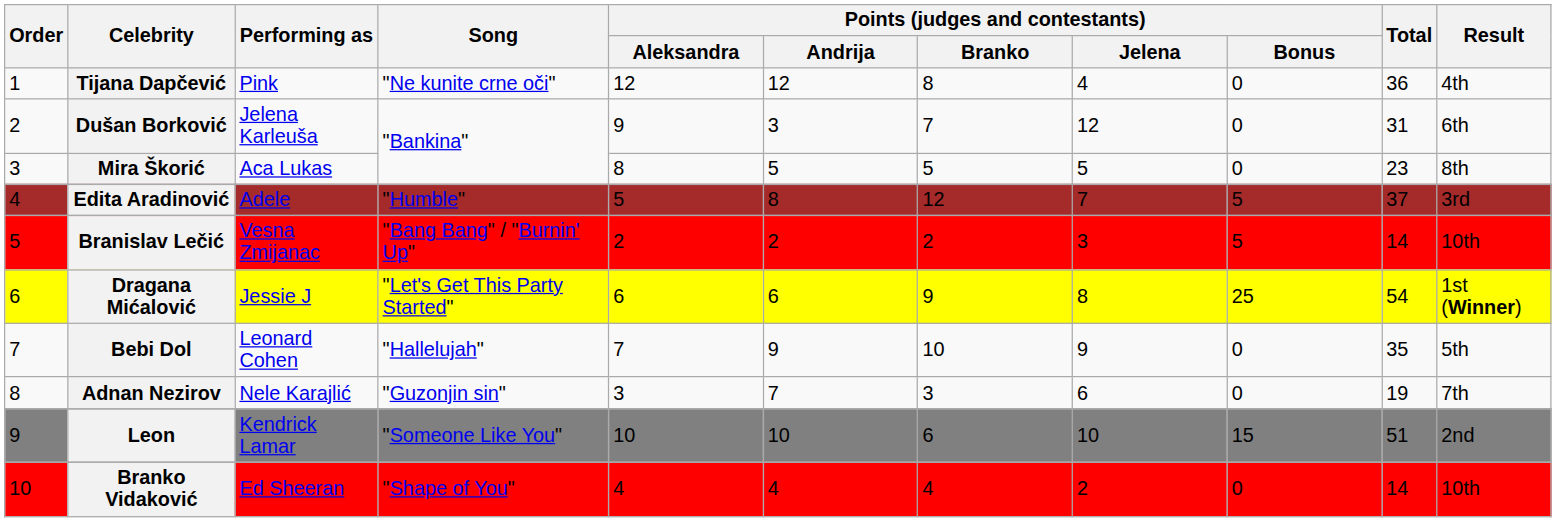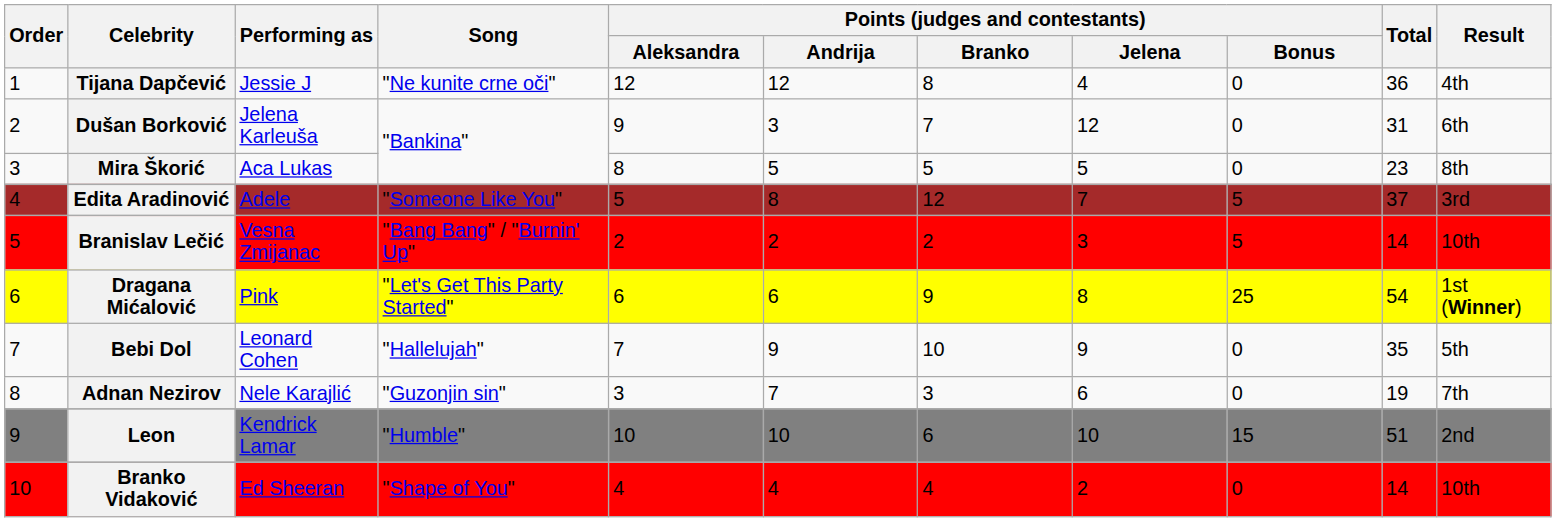(259, 83) Pink -> (275, 83) Jessie J
(424, 199) "Humble" -> (472, 199) "Someone Like You"
(275, 296) Jessie J -> (259, 296) Pink
(472, 435) "Someone Like You" -> (424, 435) "Humble"
